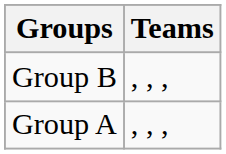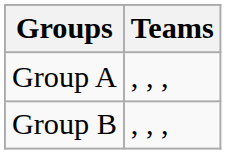rows swapped: (64, 124) <-> (64, 76)
